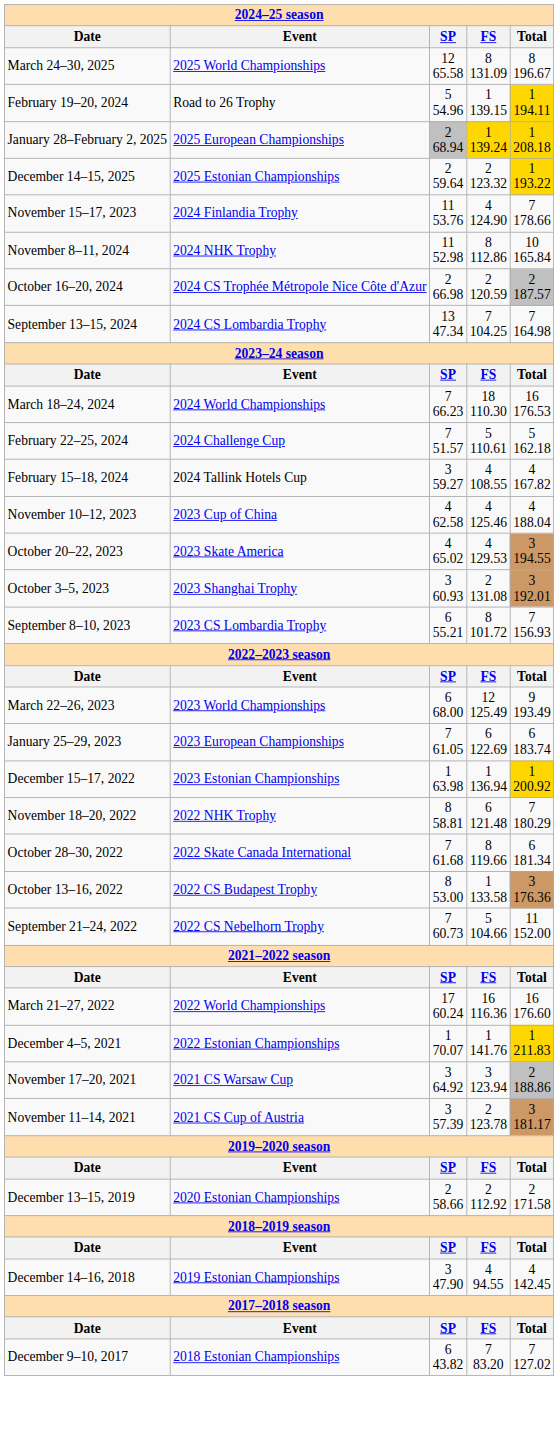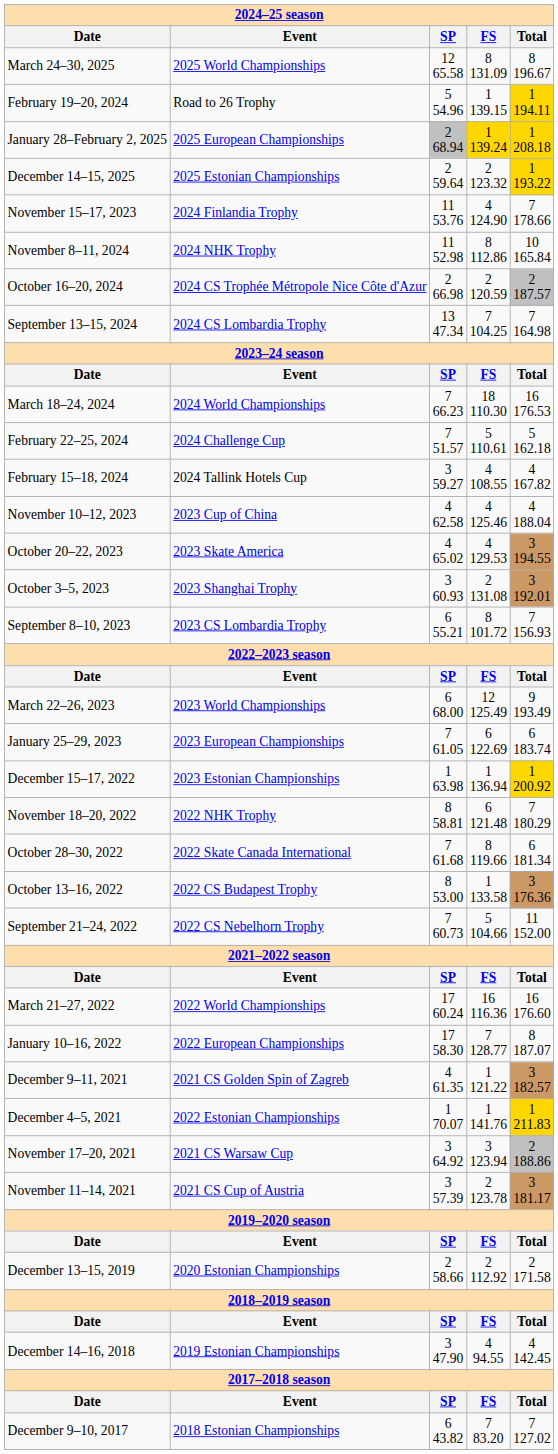+ row: (64, 1043)
+ row: (68, 1080)
